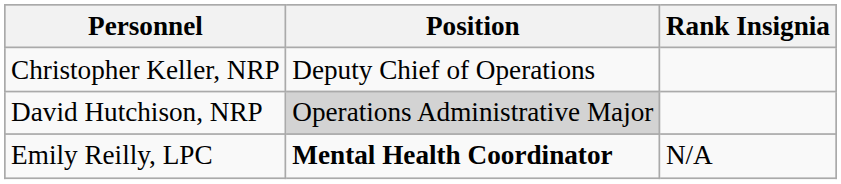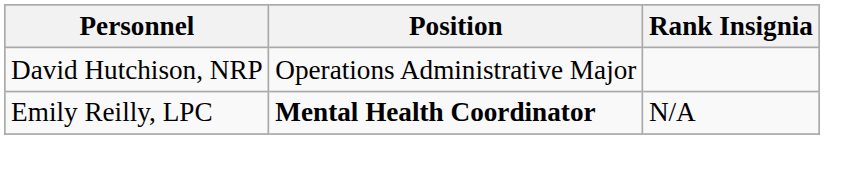- row: (145, 69)
(473, 112) lightgrey background -> (456, 69) no background
